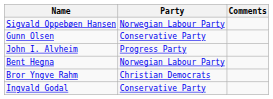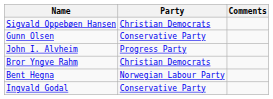(172, 24) Norwegian Labour Party -> (165, 24) Christian Democrats
rows swapped: (42, 75) <-> (30, 62)
